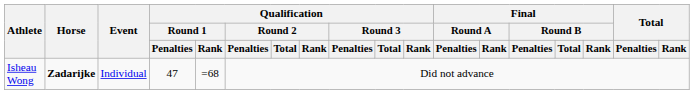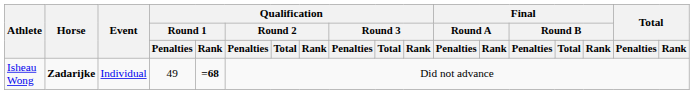(172, 74) 47 -> (172, 74) 49
(210, 74) normal -> (210, 74) bold
